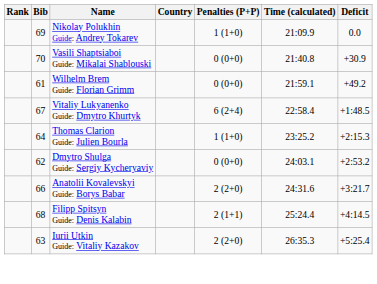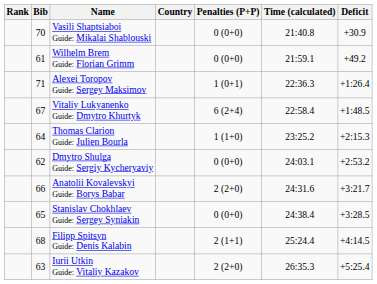- row: (95, 32)
+ row: (99, 84)
+ row: (96, 214)
